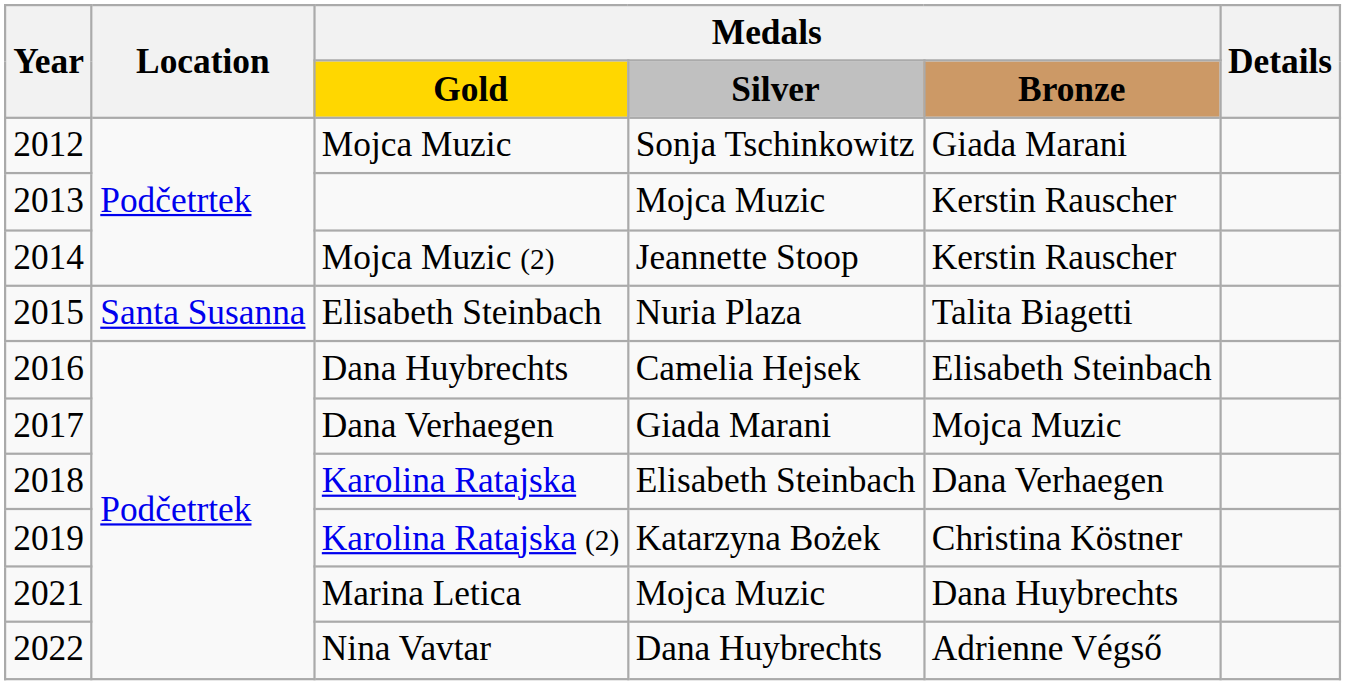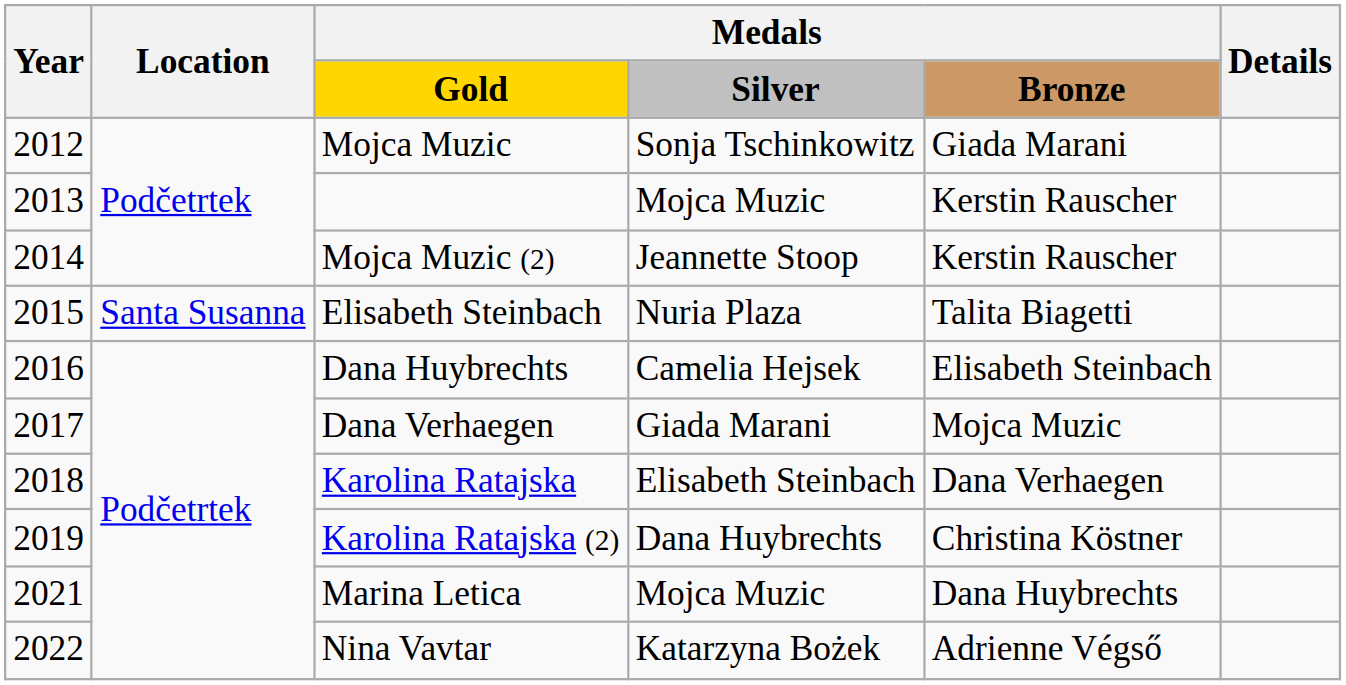(758, 537) Katarzyna Bożek -> (759, 537) Dana Huybrechts
(759, 649) Dana Huybrechts -> (758, 649) Katarzyna Bożek
